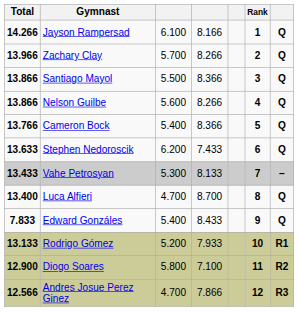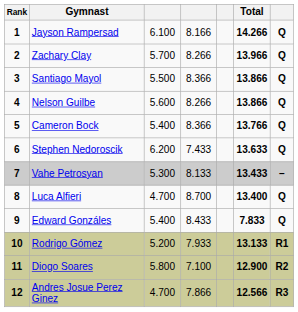columns swapped: (257, 13) <-> (22, 12)
